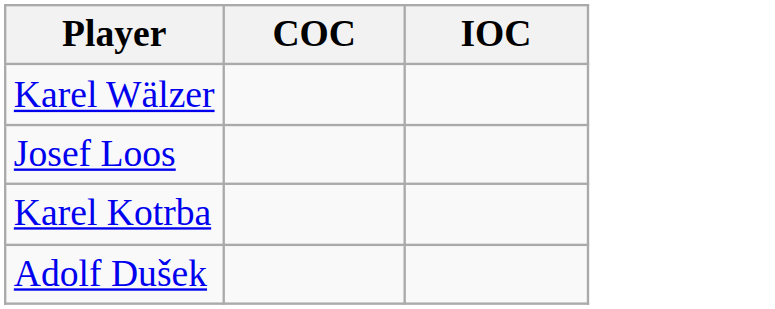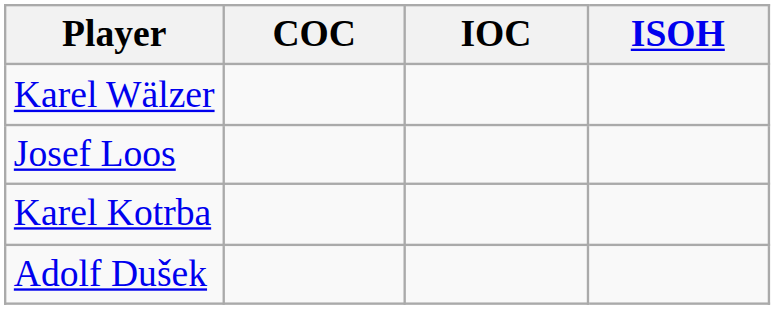+ column: (678, 34)
